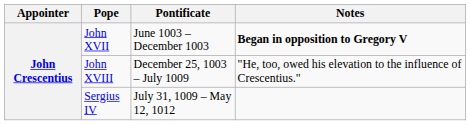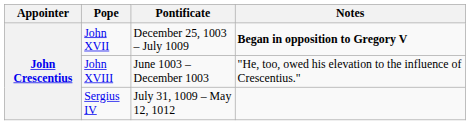(171, 39) June 1003 – December 1003 -> (180, 39) December 25, 1003 – July 1009
(180, 71) December 25, 1003 – July 1009 -> (171, 71) June 1003 – December 1003
